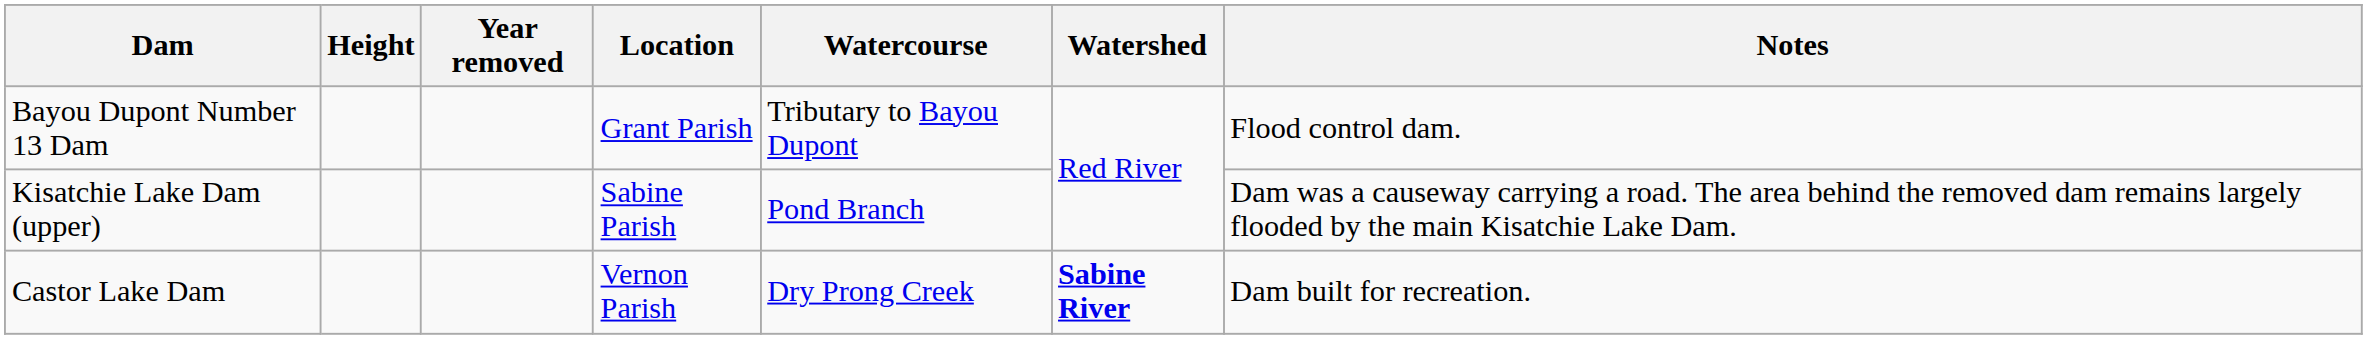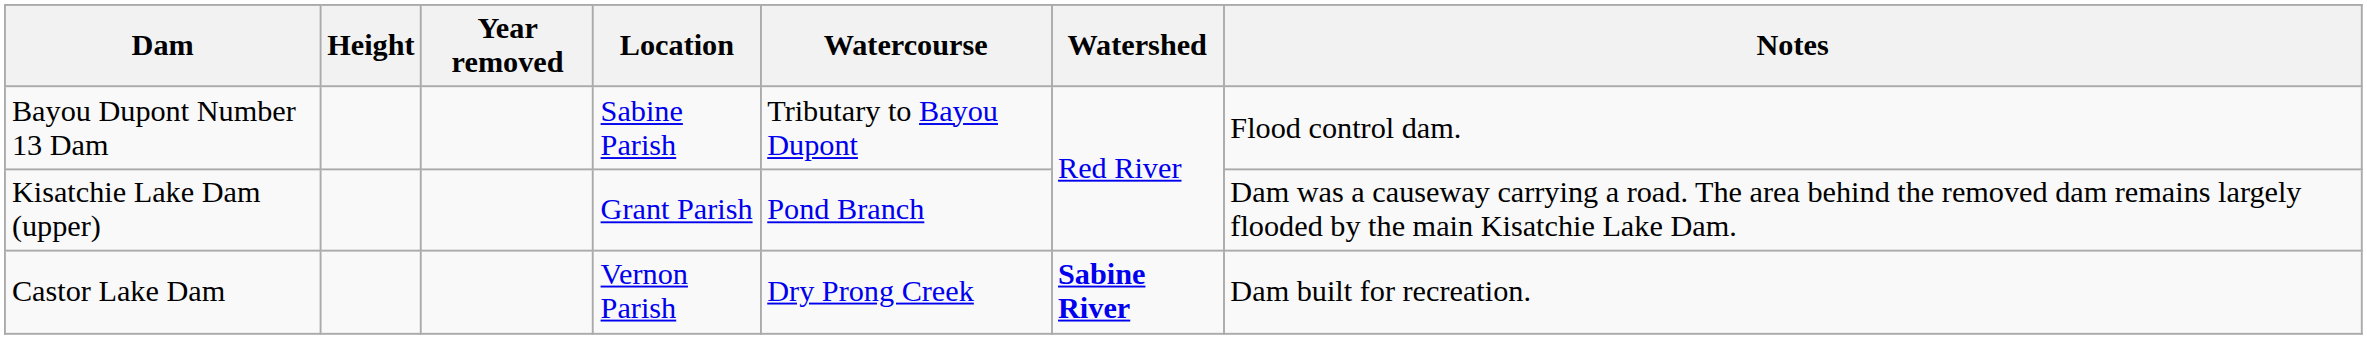(677, 127) Grant Parish -> (642, 127) Sabine Parish
(642, 209) Sabine Parish -> (677, 209) Grant Parish
